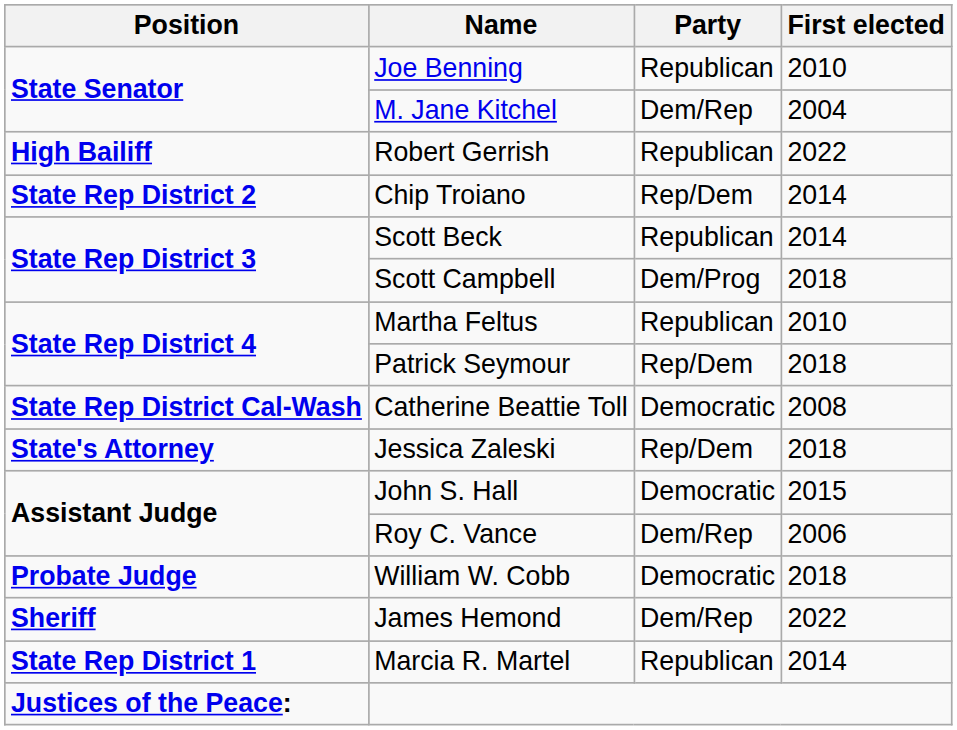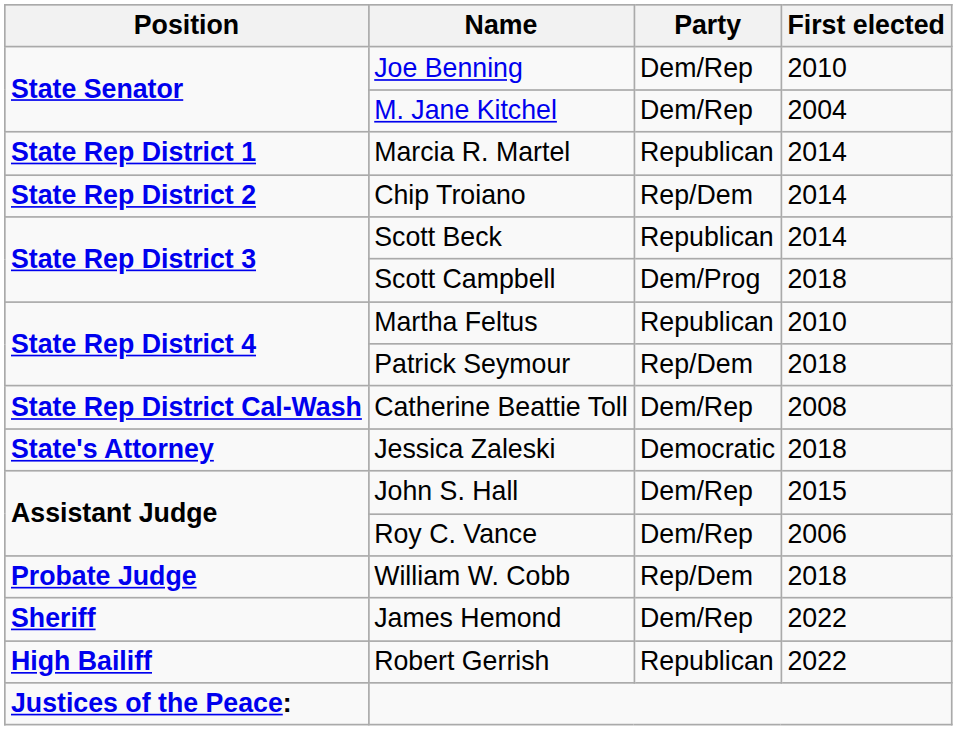(707, 68) Republican -> (696, 68) Dem/Rep
rows swapped: (472, 661) <-> (462, 152)
(708, 407) Democratic -> (696, 407) Dem/Rep
(696, 449) Rep/Dem -> (708, 449) Democratic
(708, 491) Democratic -> (696, 491) Dem/Rep
(708, 576) Democratic -> (696, 576) Rep/Dem
